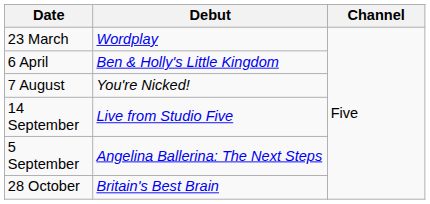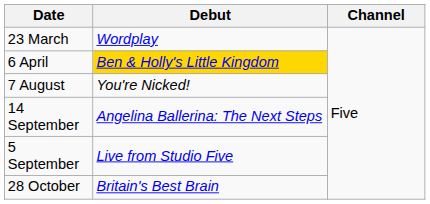(188, 62) no background -> (188, 62) gold background
(165, 116) Live from Studio Five -> (209, 116) Angelina Ballerina: The Next Steps
(209, 156) Angelina Ballerina: The Next Steps -> (165, 156) Live from Studio Five
